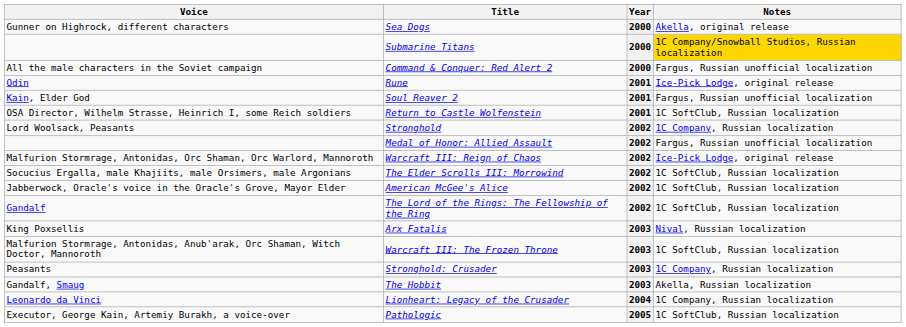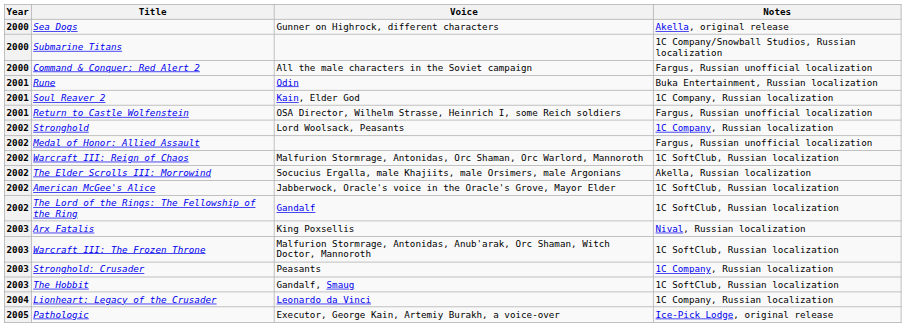columns swapped: (640, 12) <-> (194, 12)
(756, 47) gold background -> (756, 47) no background
(744, 83) Ice-Pick Lodge, original release -> (767, 83) Buka Entertainment, Russian localization
(764, 98) Fargus, Russian unofficial localization -> (744, 98) 1C Company, Russian localization
(747, 113) 1C SoftClub, Russian localization -> (764, 113) Fargus, Russian unofficial localization
(744, 158) Ice-Pick Lodge, original release -> (747, 158) 1C SoftClub, Russian localization
(747, 173) 1C SoftClub, Russian localization -> (733, 173) Akella, Russian localization
(733, 285) Akella, Russian localization -> (747, 285) 1C SoftClub, Russian localization
(747, 315) 1C SoftClub, Russian localization -> (744, 315) Ice-Pick Lodge, original release
